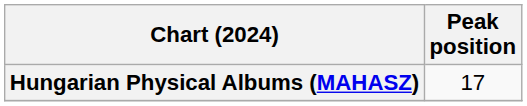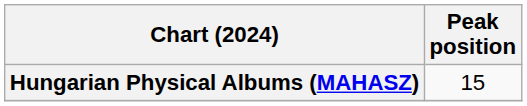(473, 82) 17 -> (473, 82) 15
